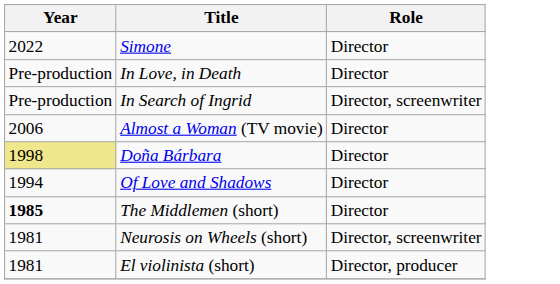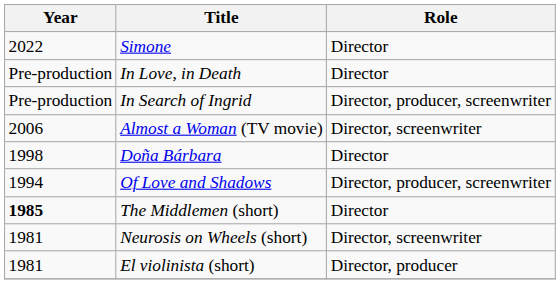(406, 100) Director, screenwriter -> (441, 100) Director, producer, screenwriter
(359, 127) Director -> (406, 127) Director, screenwriter
(26, 155) khaki background -> (26, 155) no background
(359, 182) Director -> (441, 182) Director, producer, screenwriter
